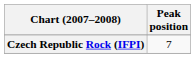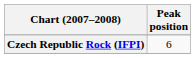(169, 44) 7 -> (169, 44) 6
